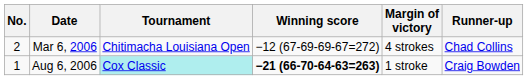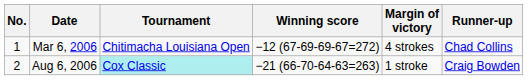(17, 47) 2 -> (17, 47) 1
(17, 66) 1 -> (17, 66) 2
(317, 66) bold -> (317, 66) normal
